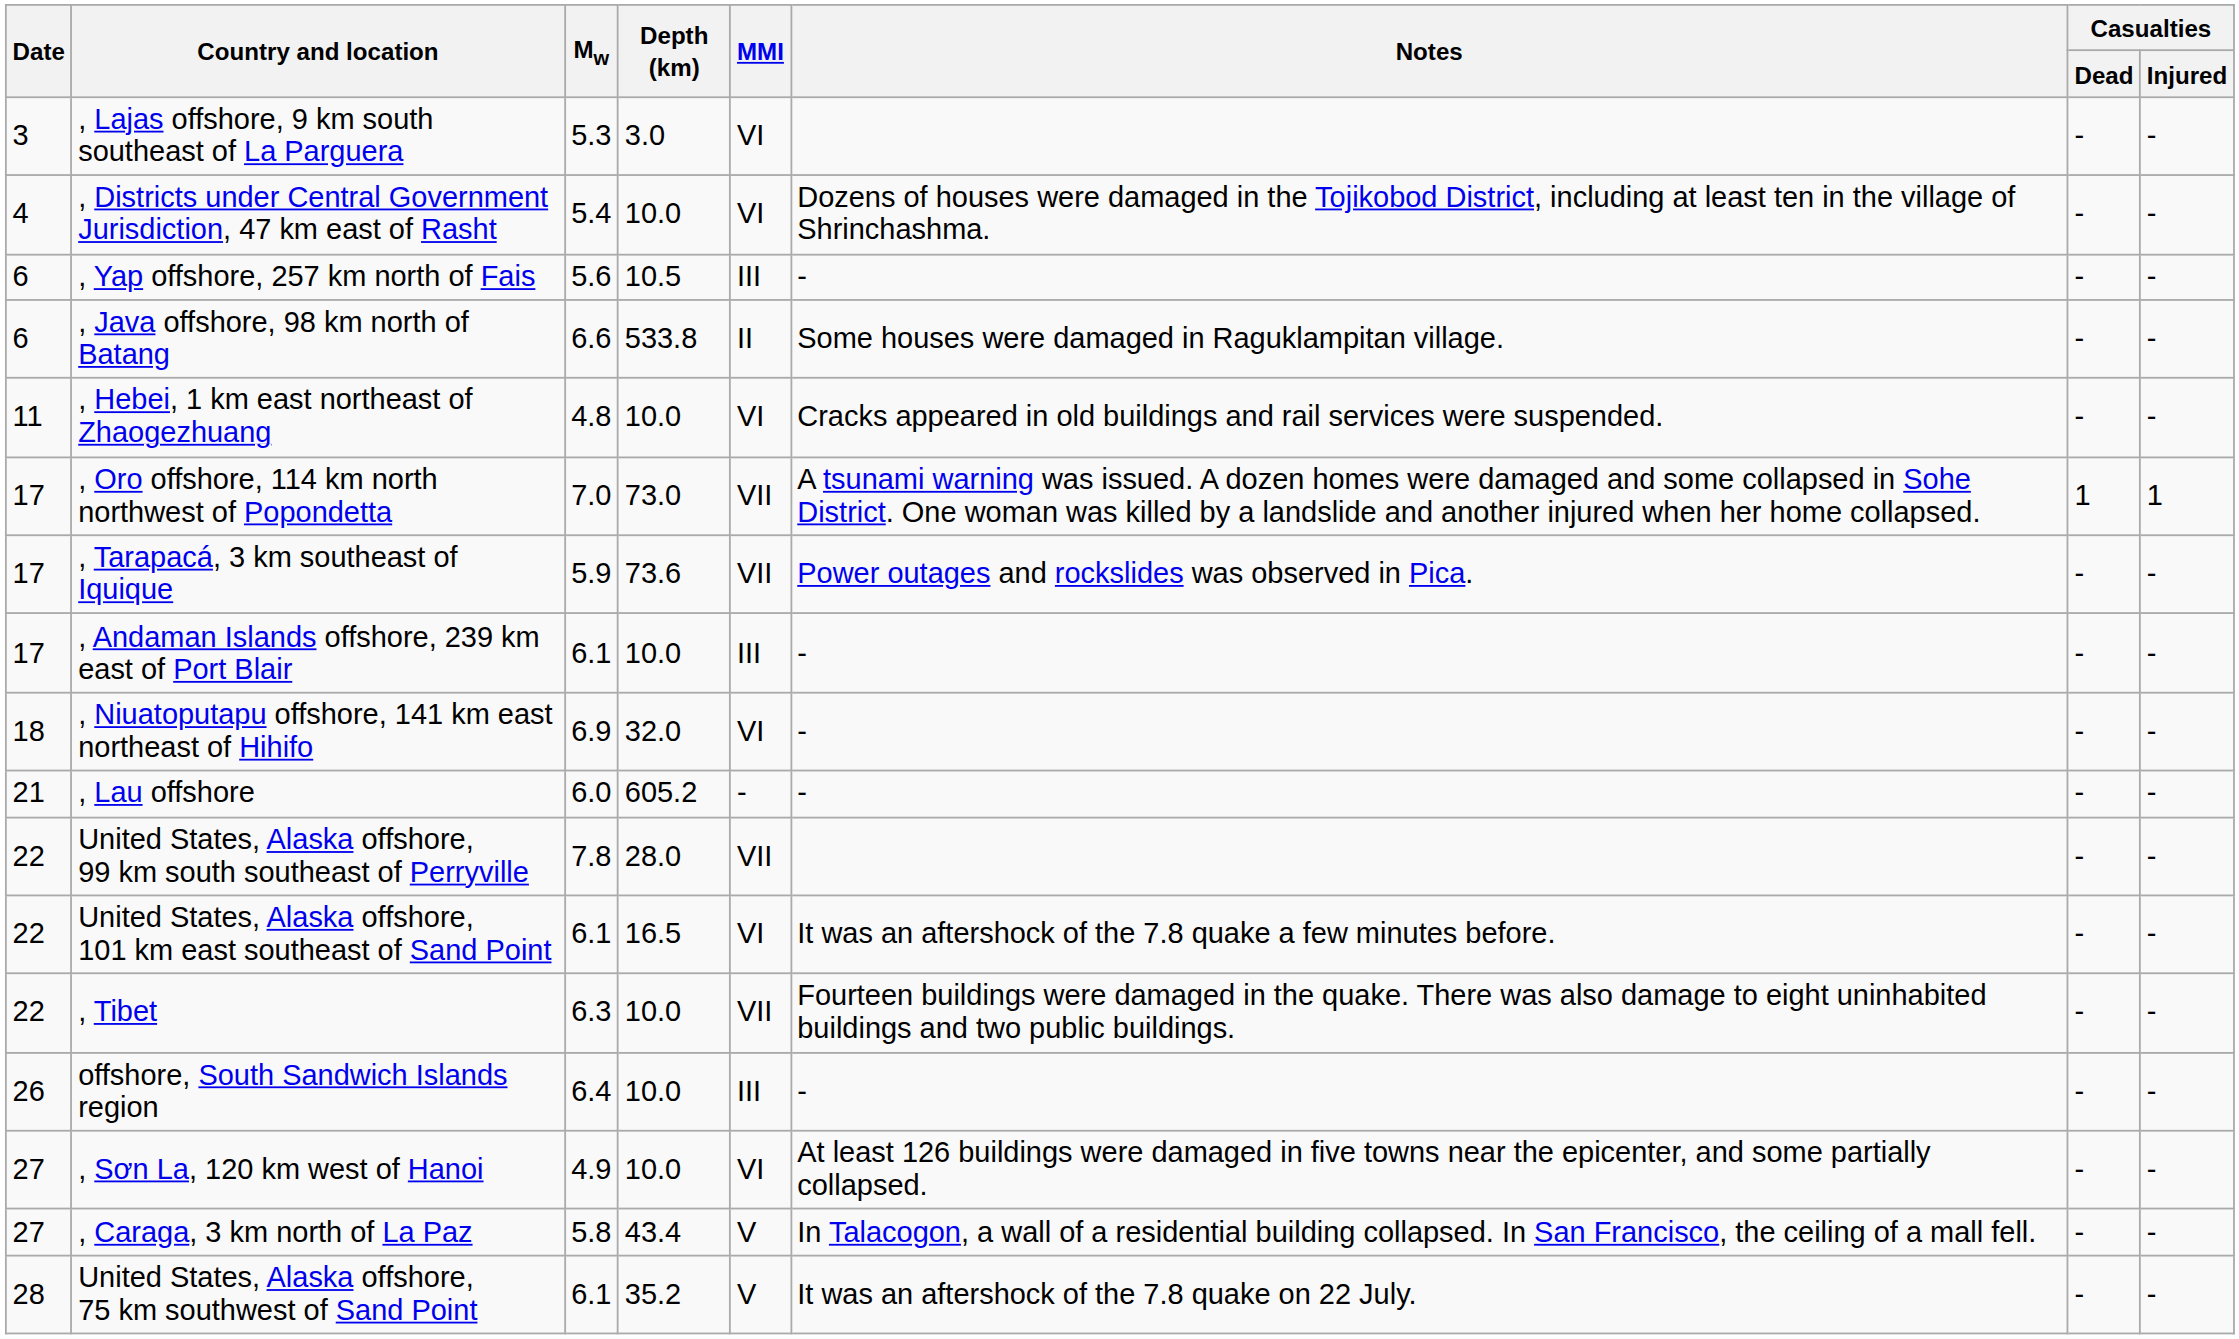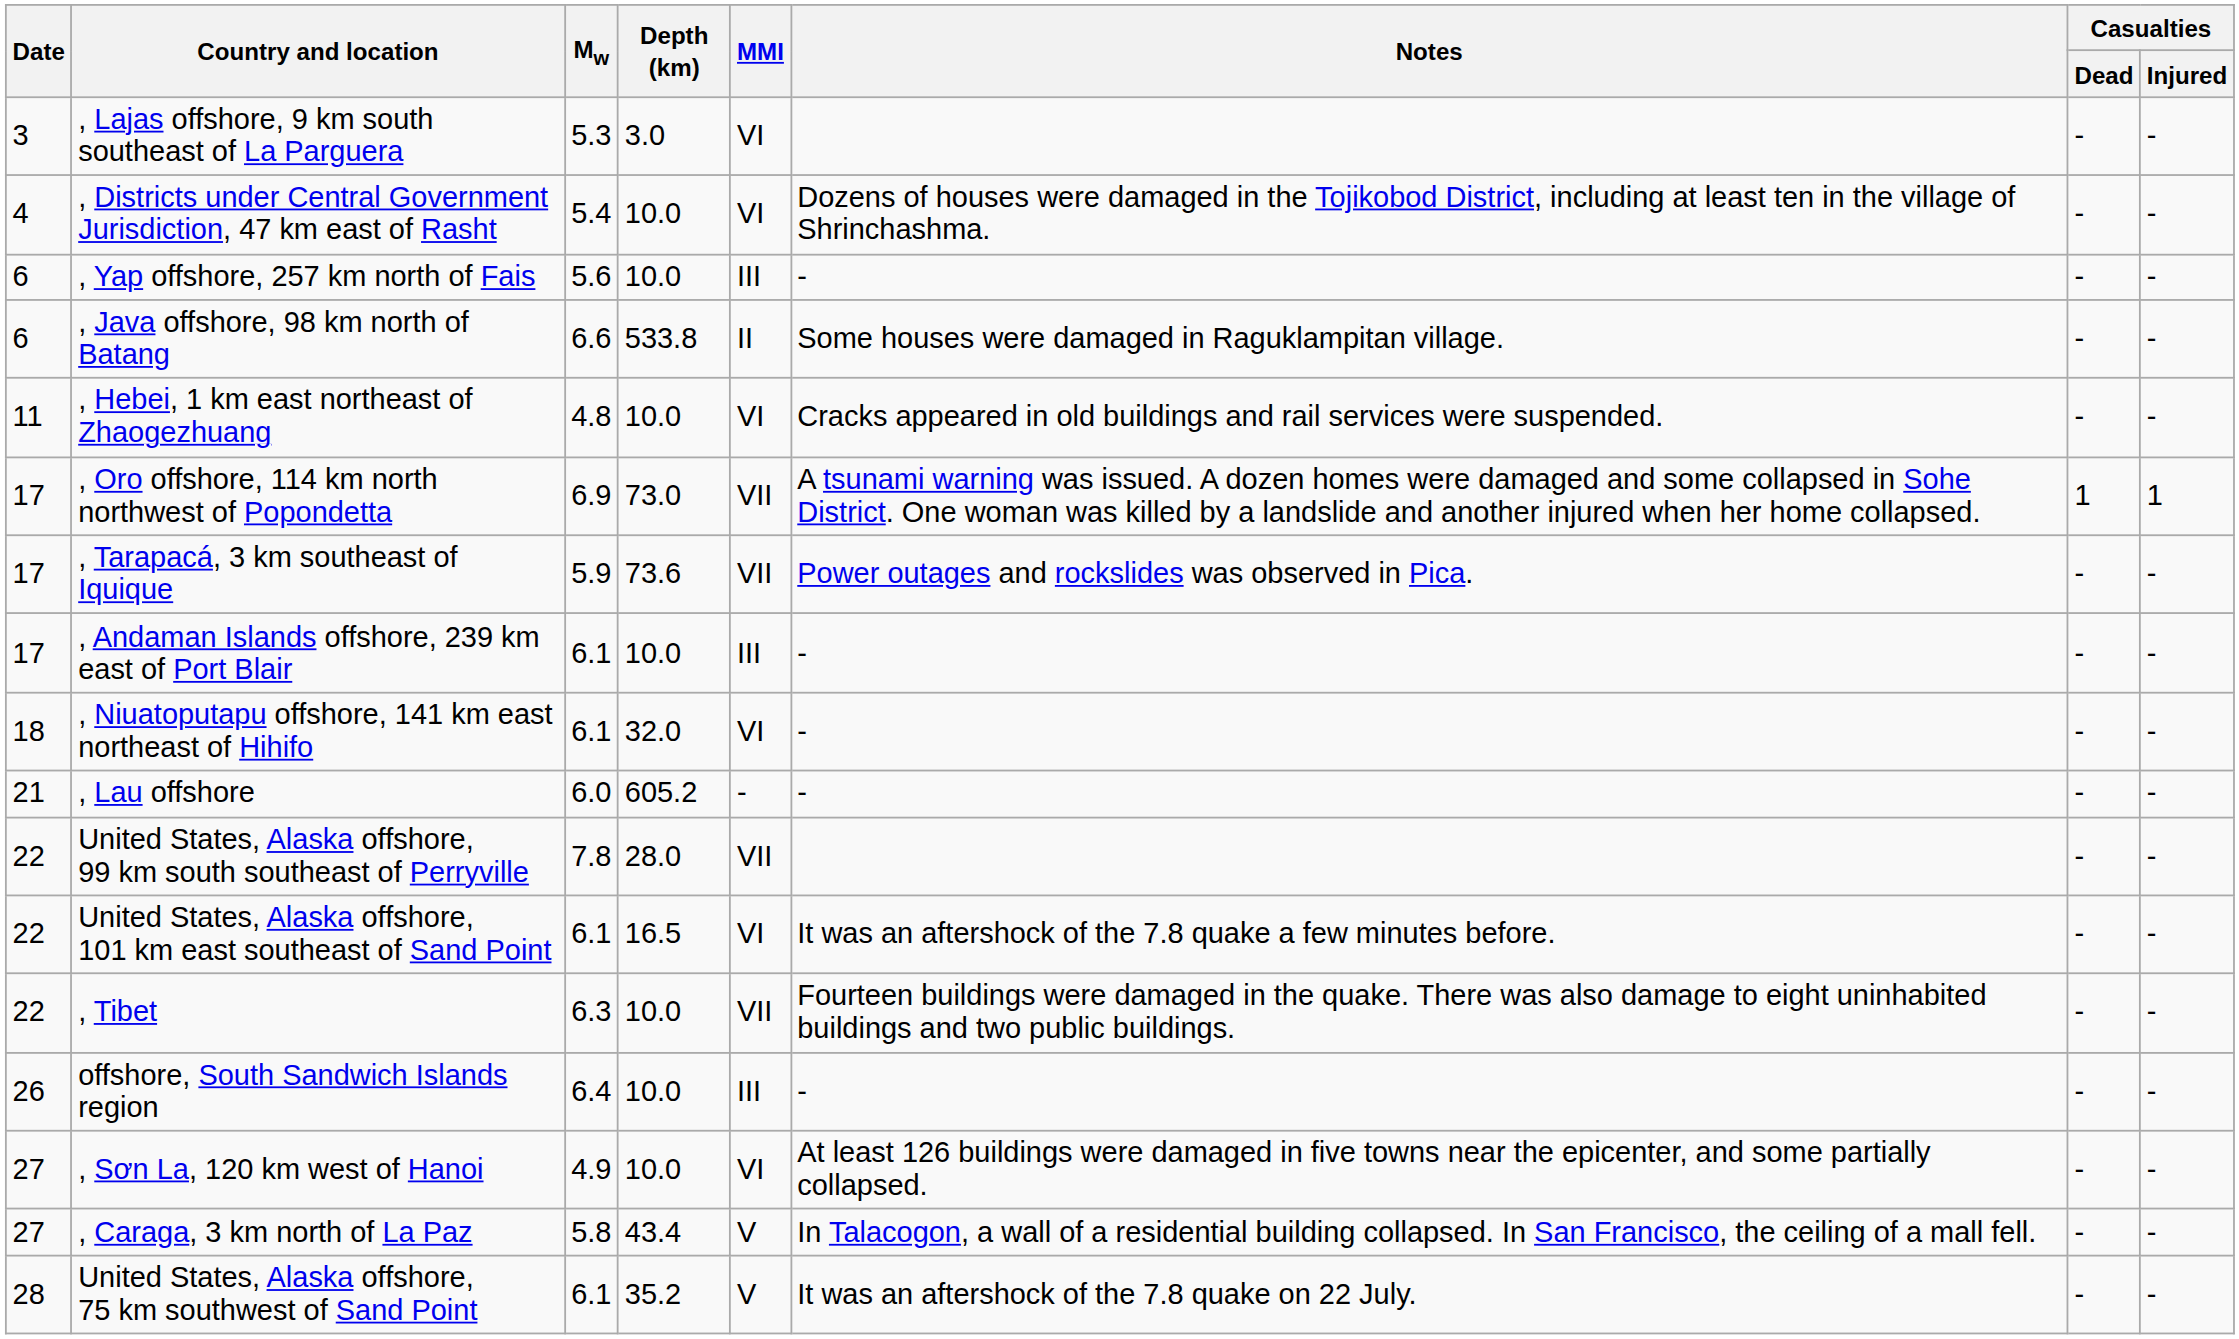(653, 276) 10.5 -> (653, 276) 10.0
(591, 495) 7.0 -> (591, 495) 6.9
(591, 731) 6.9 -> (591, 731) 6.1
